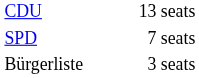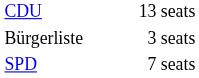rows swapped: (21, 38) <-> (44, 64)
